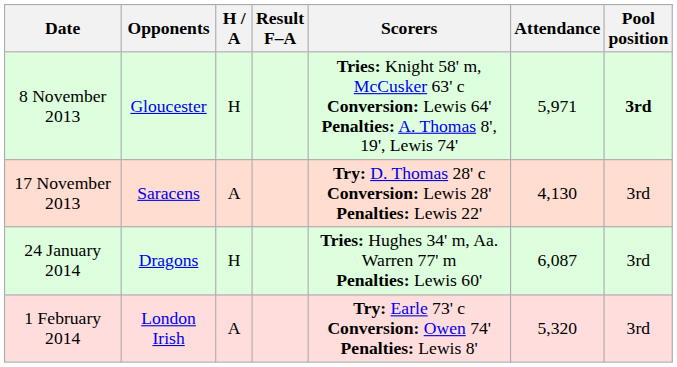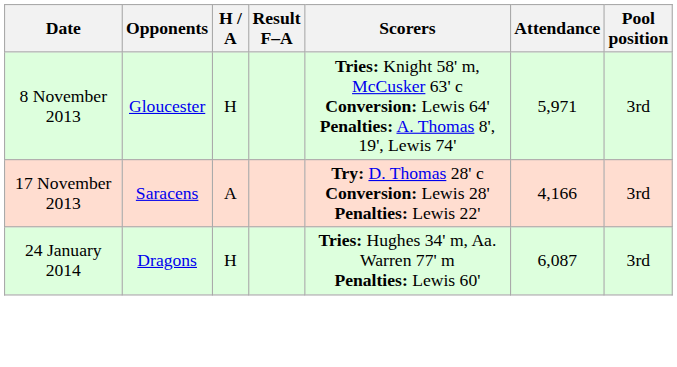(638, 105) bold -> (638, 105) normal
(557, 193) 4,130 -> (557, 193) 4,166
- row: (63, 328)
